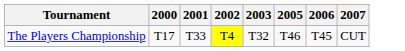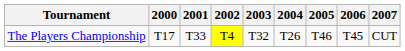+ column: (290, 15)
